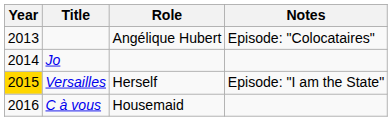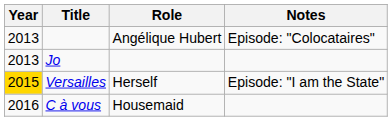(23, 60) 2014 -> (23, 60) 2013
